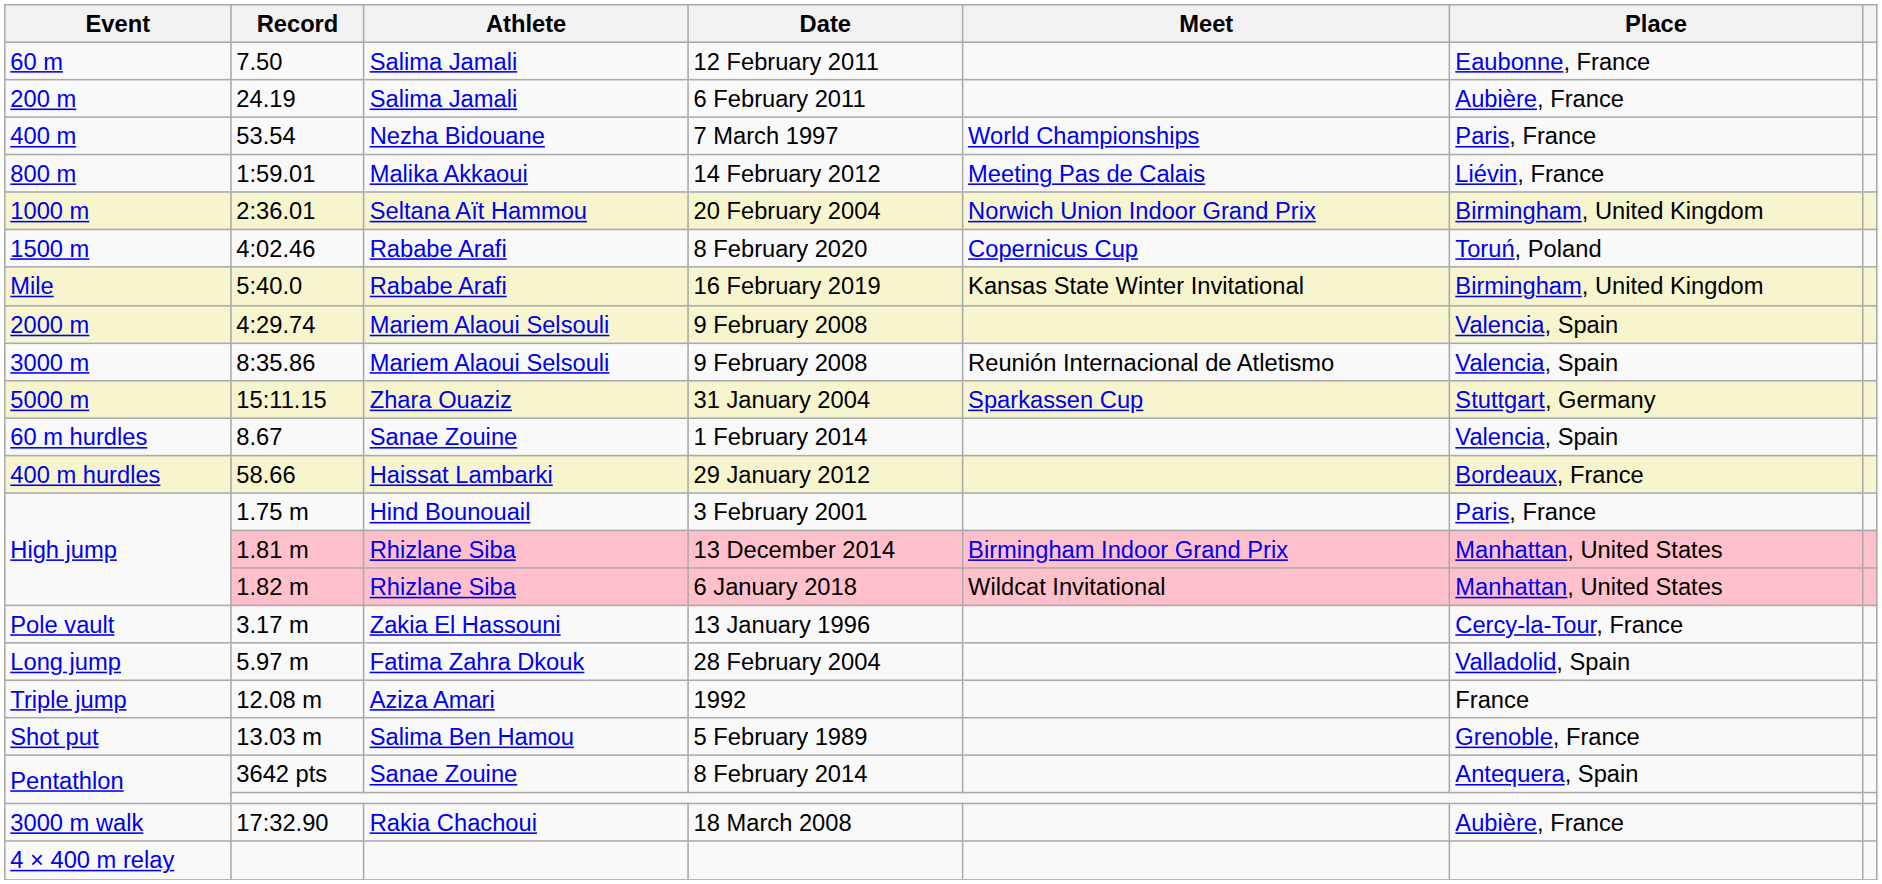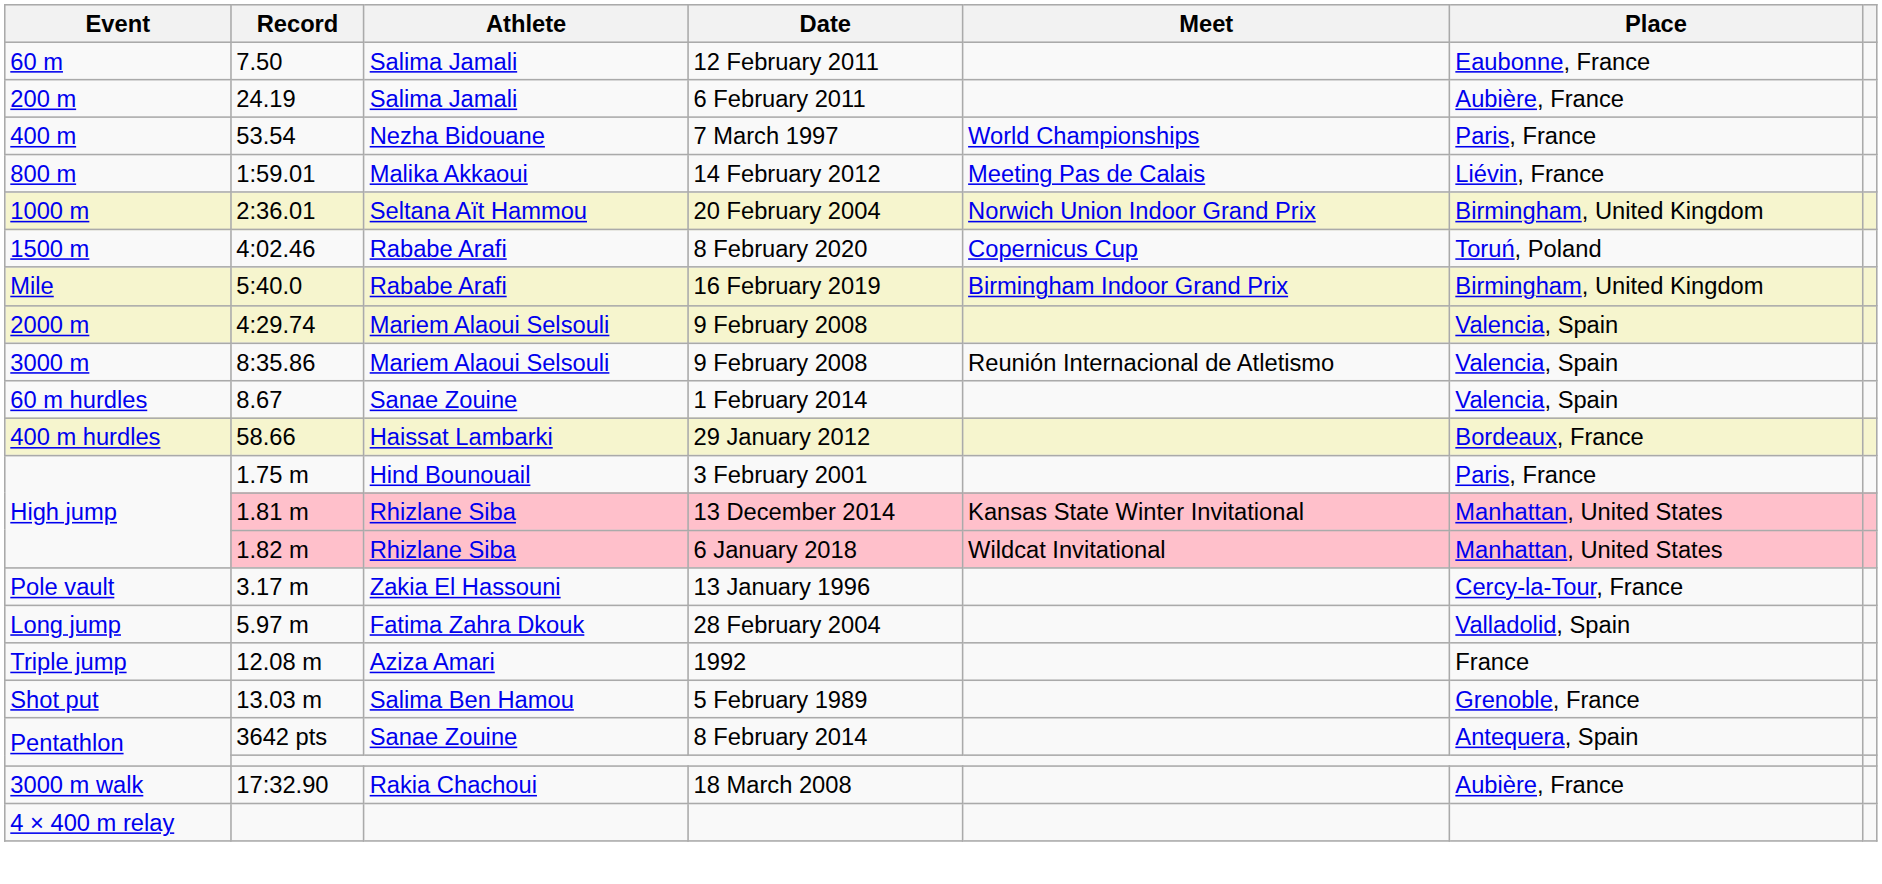(1136, 286) Kansas State Winter Invitational -> (1128, 286) Birmingham Indoor Grand Prix
- row: (50, 399)
(1128, 549) Birmingham Indoor Grand Prix -> (1136, 512) Kansas State Winter Invitational
